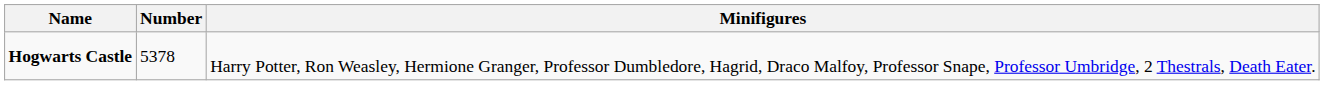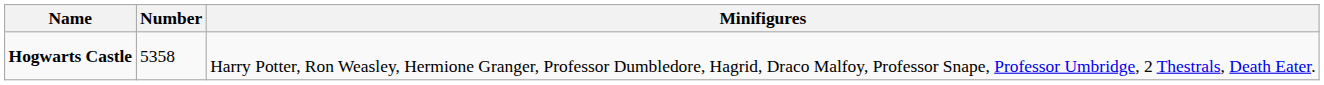(158, 55) 5378 -> (158, 55) 5358
